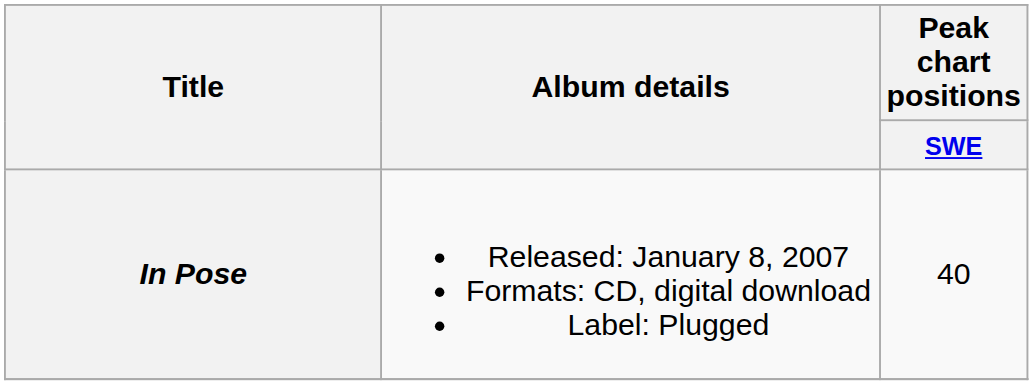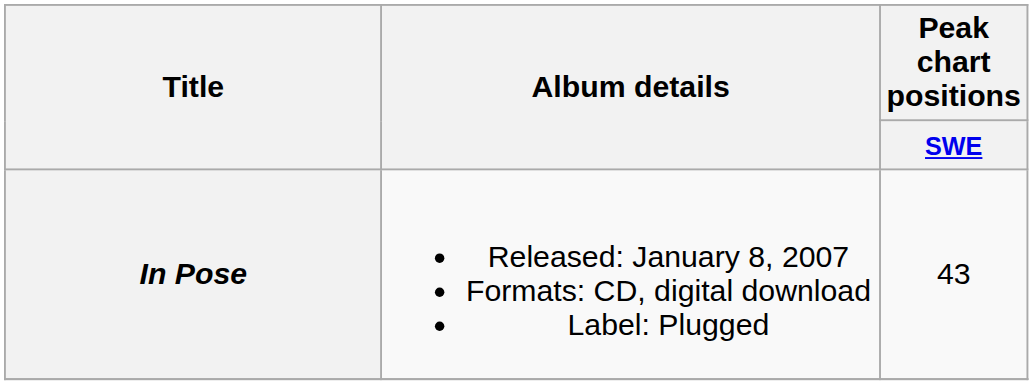(954, 273) 40 -> (954, 273) 43
